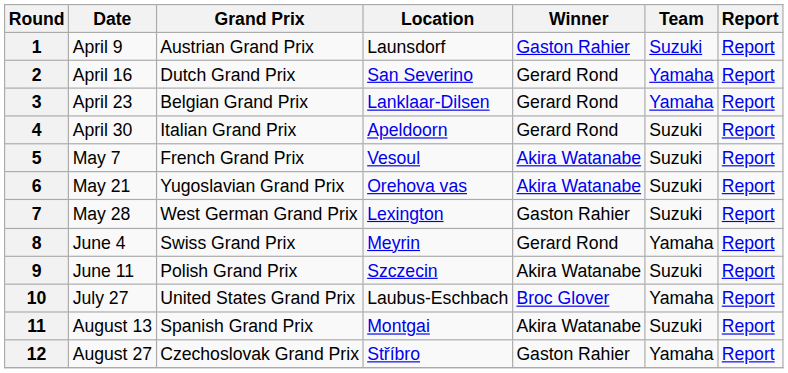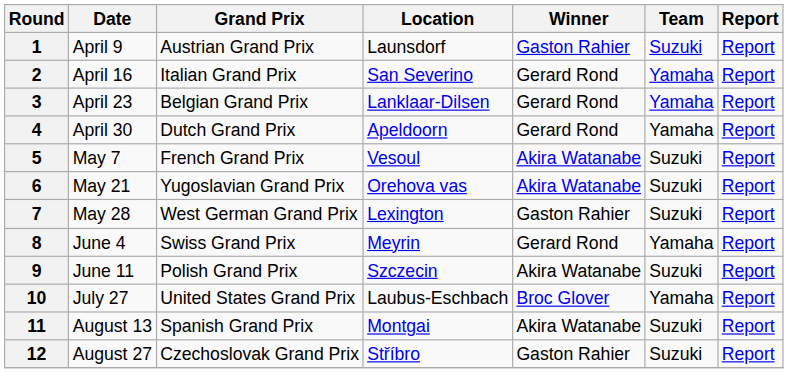(228, 75) Dutch Grand Prix -> (228, 75) Italian Grand Prix
(228, 130) Italian Grand Prix -> (228, 130) Dutch Grand Prix
(676, 130) Suzuki -> (681, 130) Yamaha
(681, 354) Yamaha -> (676, 354) Suzuki
